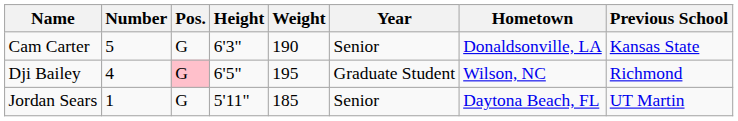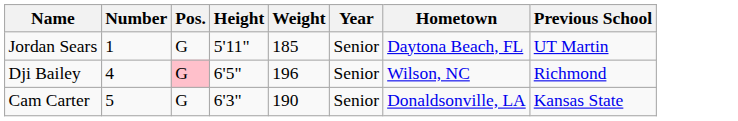rows swapped: (53, 101) <-> (49, 45)
(285, 73) 195 -> (285, 73) 196
(394, 73) Graduate Student -> (356, 73) Senior
